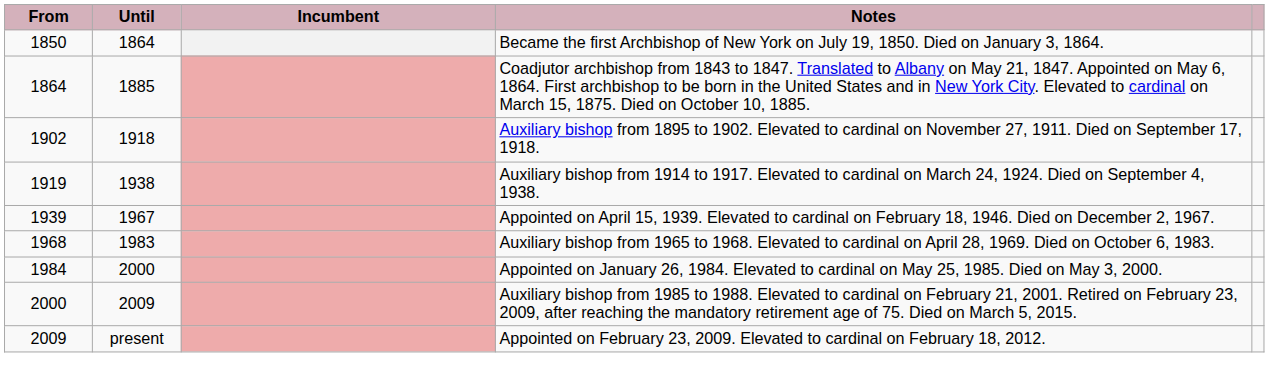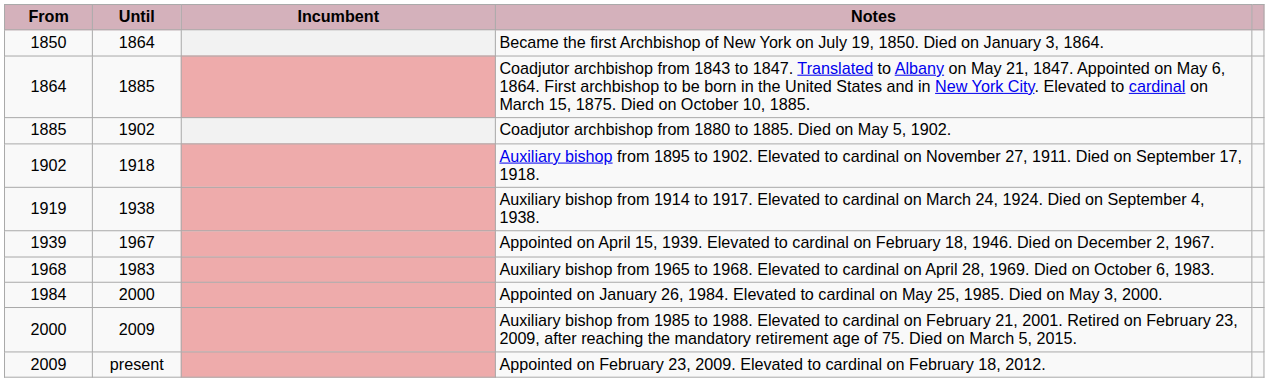+ row: (725, 130)
